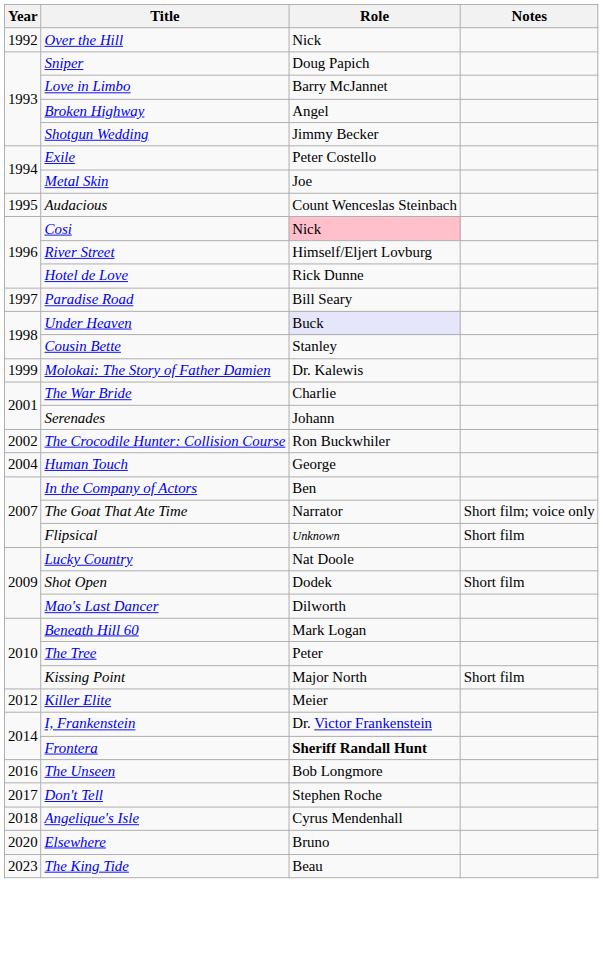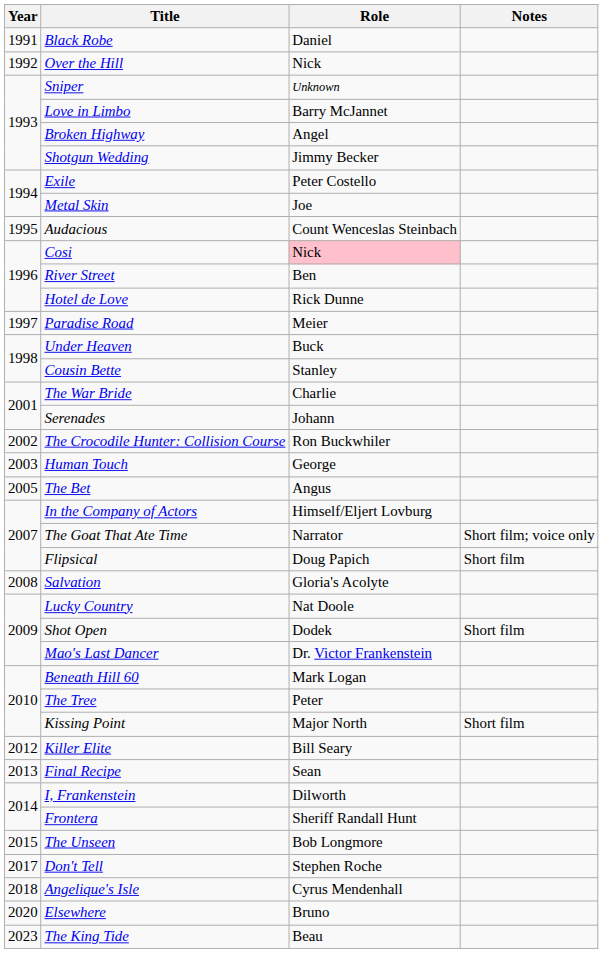+ row: (79, 39)
(331, 63) Doug Papich -> (316, 88) Unknown
(362, 252) Himself/Eljert Lovburg -> (304, 275) Ben
(322, 299) Bill Seary -> (310, 323) Meier
(308, 323) lavender background -> (308, 346) no background
- row: (158, 370)
(23, 464) 2004 -> (23, 464) 2003
+ row: (67, 488)
(304, 488) Ben -> (362, 511) Himself/Eljert Lovburg
(316, 536) Unknown -> (331, 559) Doug Papich
+ row: (73, 582)
(319, 606) Dilworth -> (362, 653) Dr. Victor Frankenstein
(310, 700) Meier -> (322, 747) Bill Seary
+ row: (83, 771)
(362, 724) Dr. Victor Frankenstein -> (319, 795) Dilworth
(360, 747) bold -> (354, 818) normal
(23, 771) 2016 -> (23, 842) 2015
